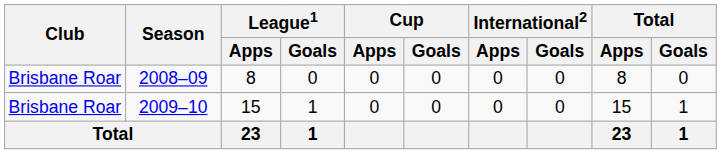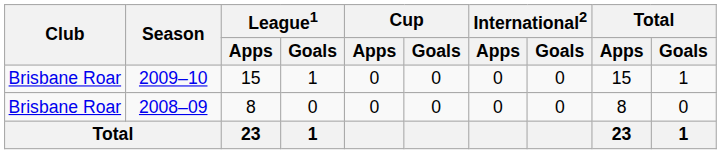rows swapped: (173, 79) <-> (173, 106)
